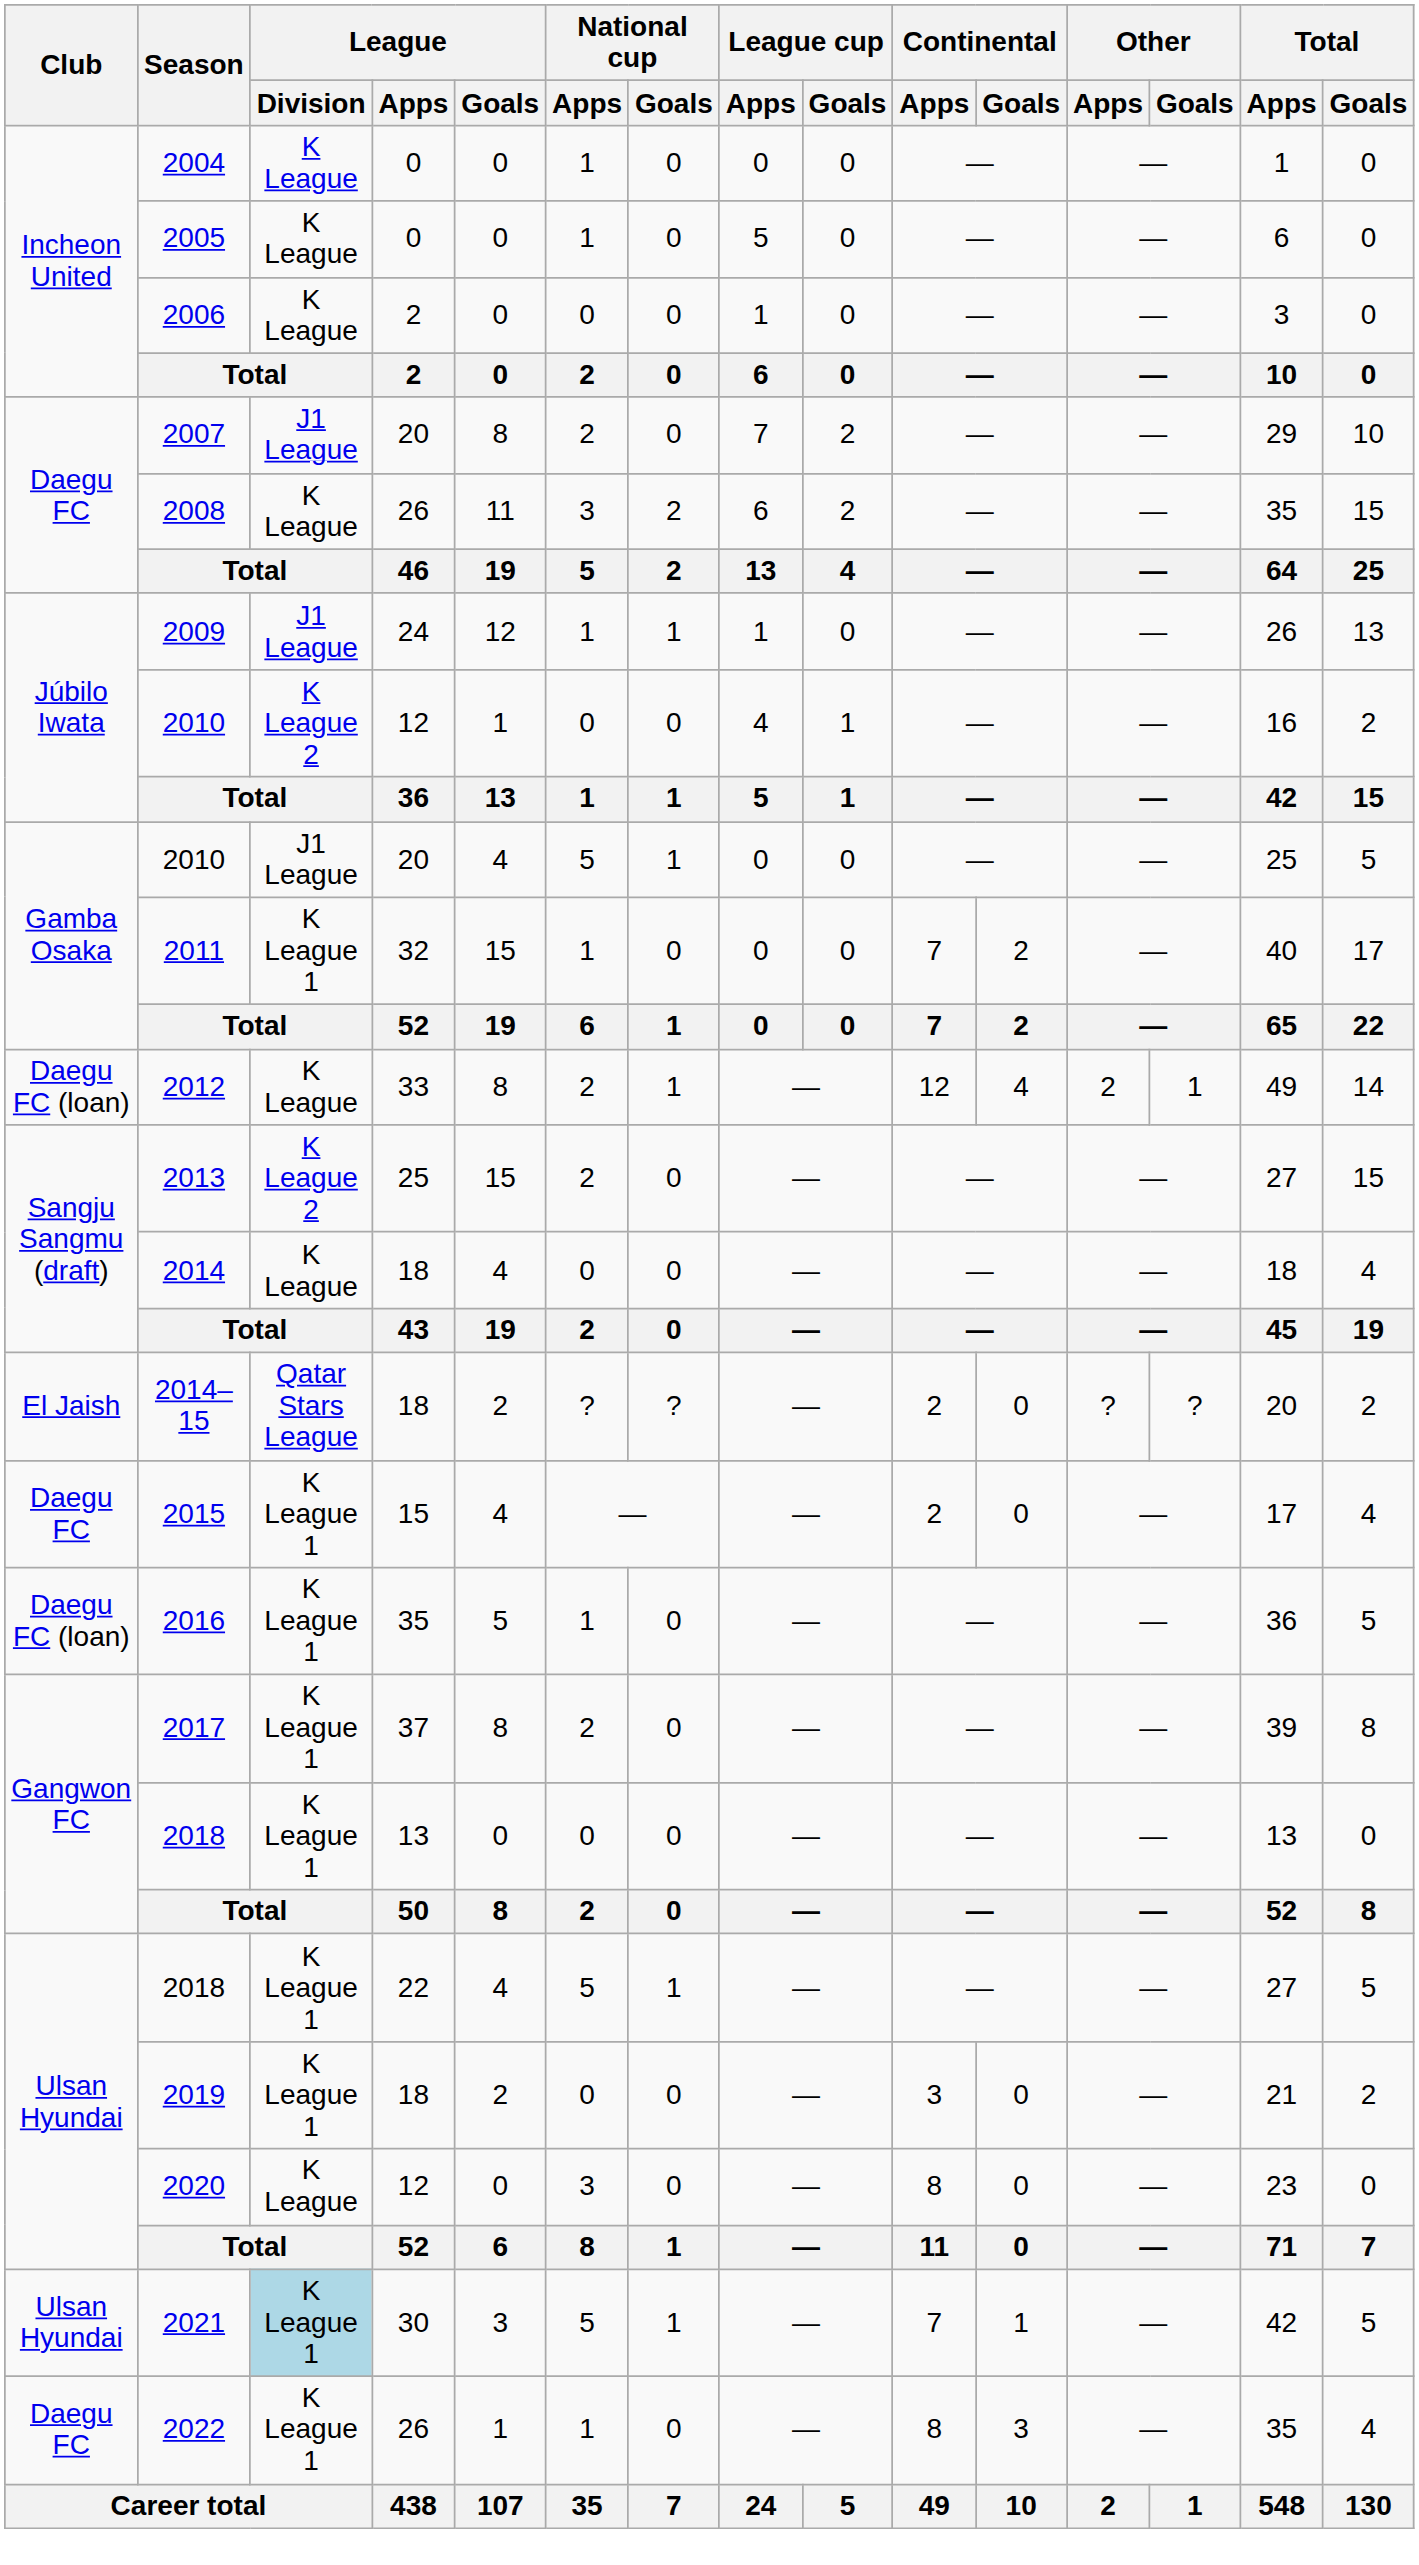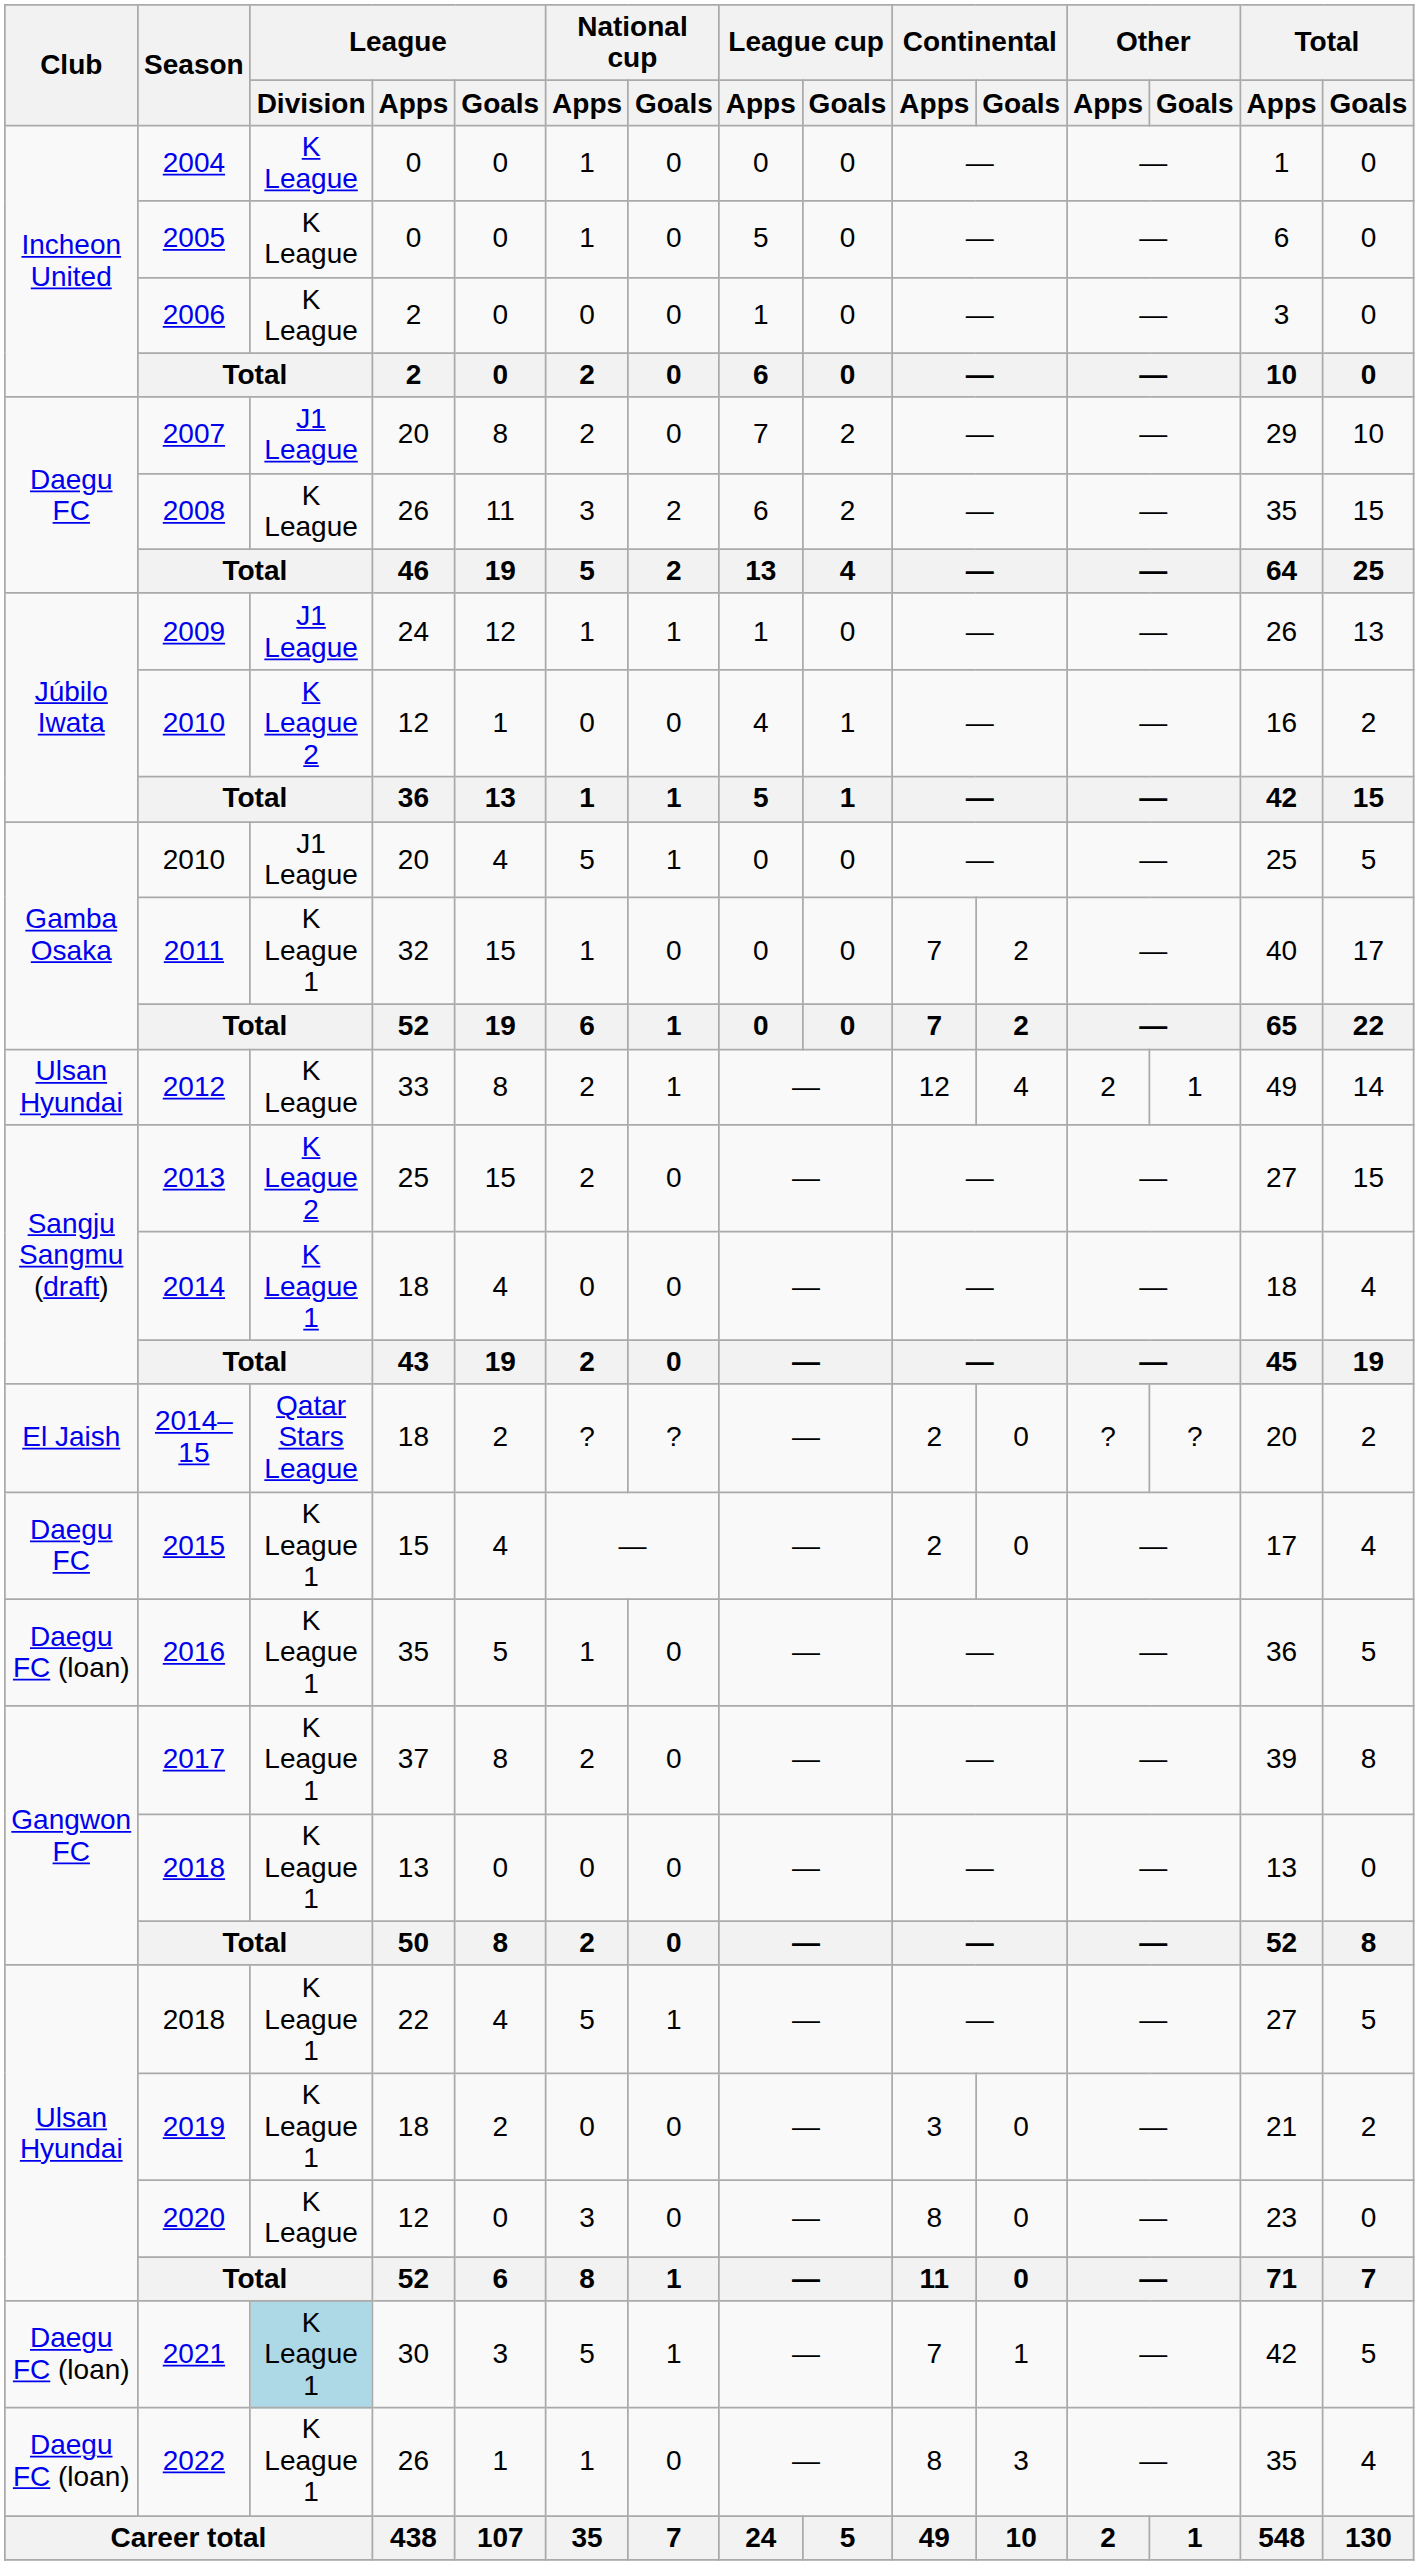(71, 1086) Daegu FC (loan) -> (71, 1086) Ulsan Hyundai
(311, 1269) K League -> (311, 1285) K League 1
(71, 2322) Ulsan Hyundai -> (71, 2353) Daegu FC (loan)
(71, 2429) Daegu FC -> (71, 2461) Daegu FC (loan)
